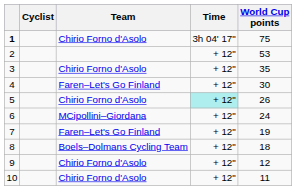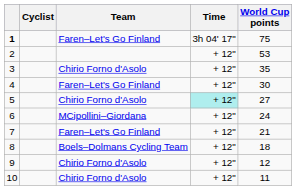(102, 38) Chirio Forno d'Asolo -> (109, 38) Faren–Let's Go Finland
(265, 100) 26 -> (265, 100) 27
(265, 131) 19 -> (265, 131) 21
